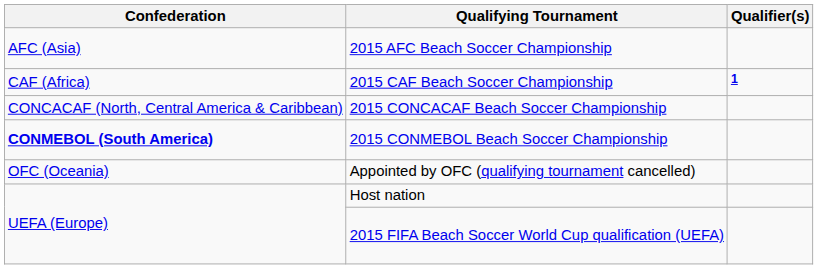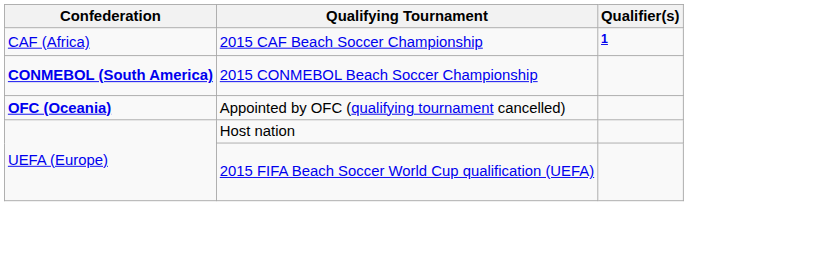- row: (481, 48)
- row: (508, 107)
(58, 171) normal -> (60, 107) bold
